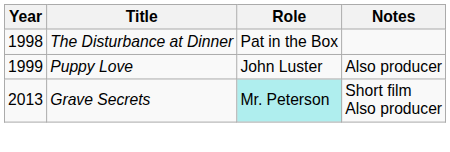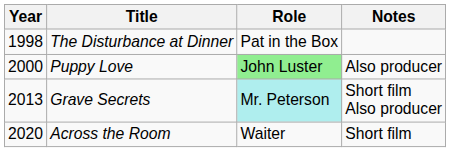(26, 66) 1999 -> (26, 66) 2000
(281, 66) no background -> (281, 66) lightgreen background
+ row: (110, 134)
